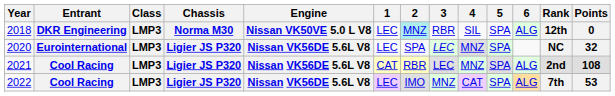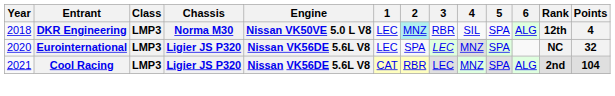(591, 31) 0 -> (591, 31) 4
(591, 65) 108 -> (591, 65) 104
- row: (19, 83)
